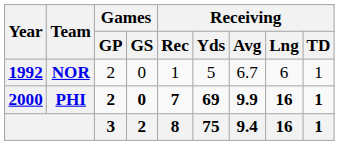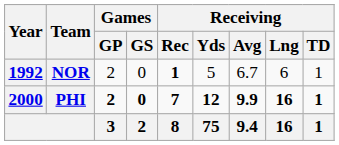(175, 72) normal -> (175, 72) bold
(211, 99) 69 -> (211, 99) 12
